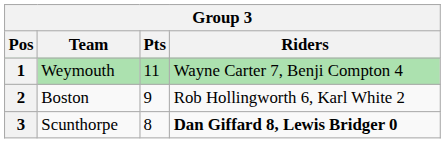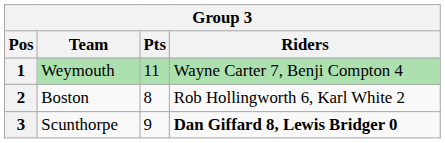(148, 97) 9 -> (148, 97) 8
(148, 124) 8 -> (148, 124) 9
